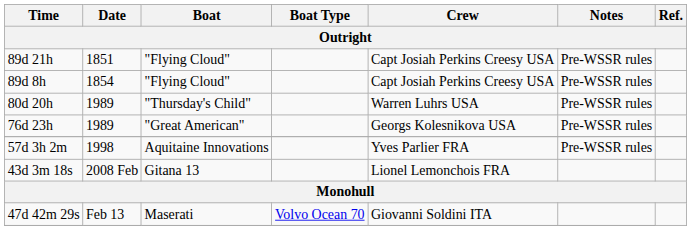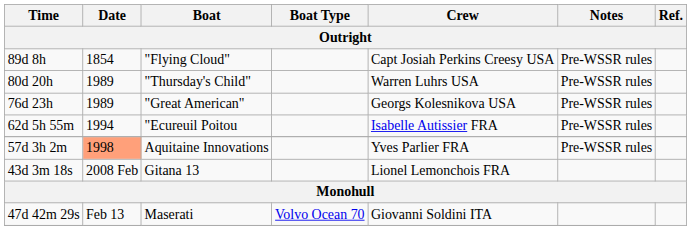- row: (30, 59)
+ row: (41, 125)
(100, 147) no background -> (100, 147) lightsalmon background
